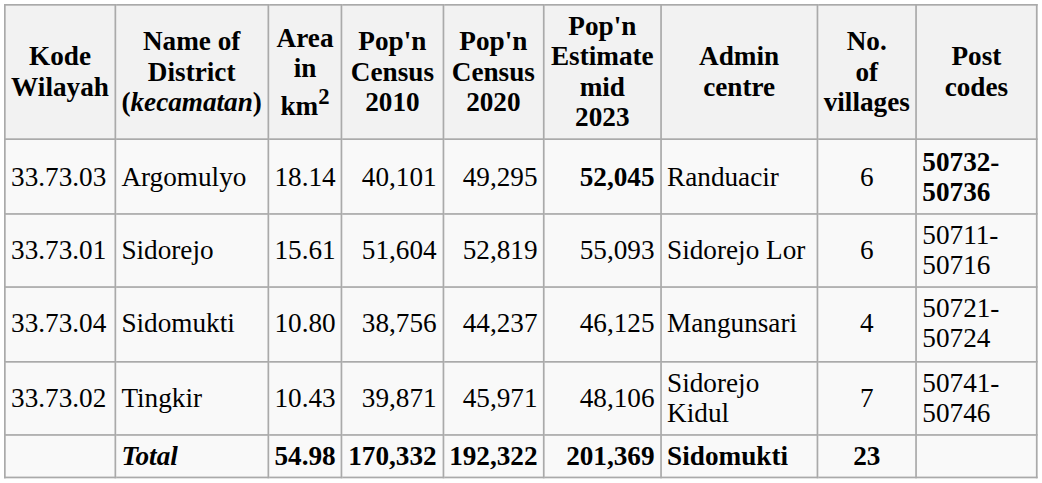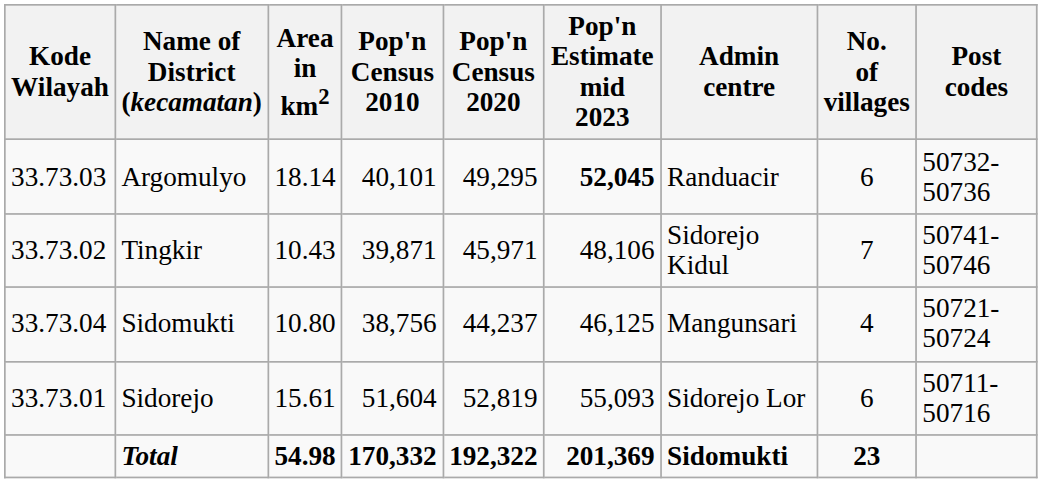(961, 176) bold -> (961, 176) normal
rows swapped: (162, 397) <-> (167, 250)
